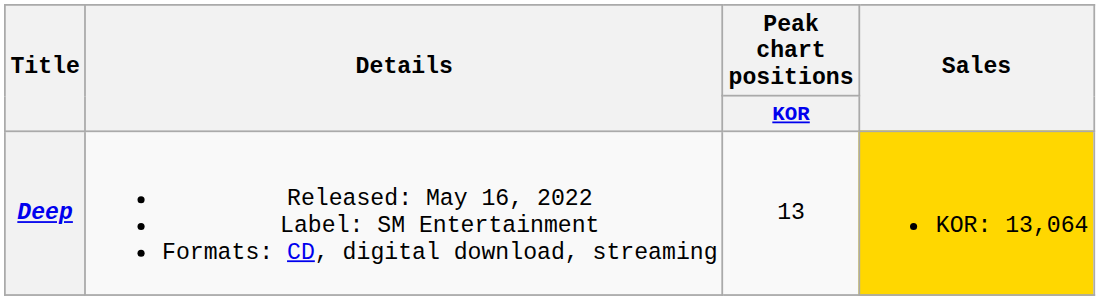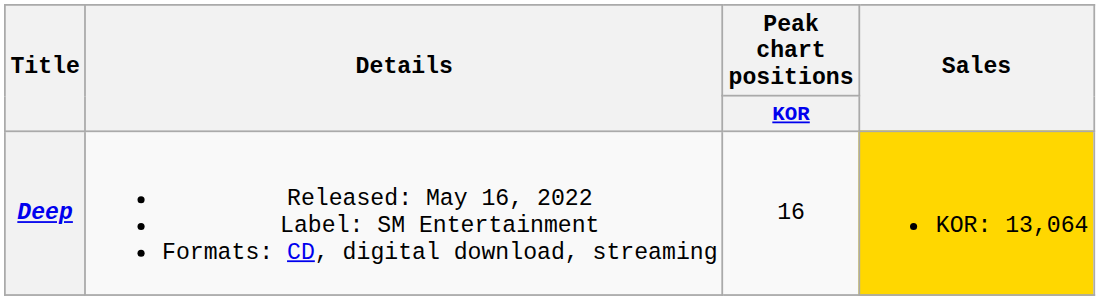(791, 213) 13 -> (791, 213) 16
